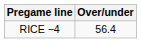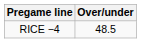(106, 29) 56.4 -> (106, 29) 48.5
